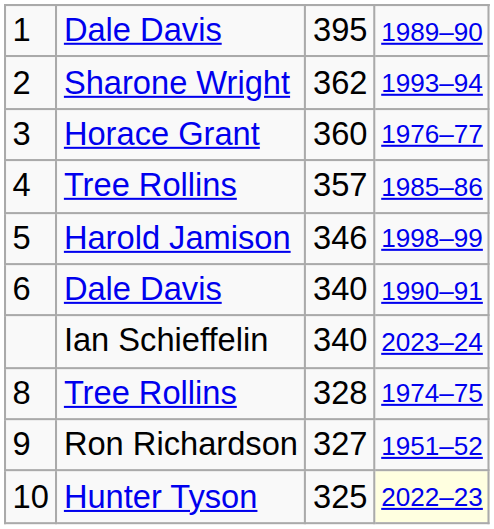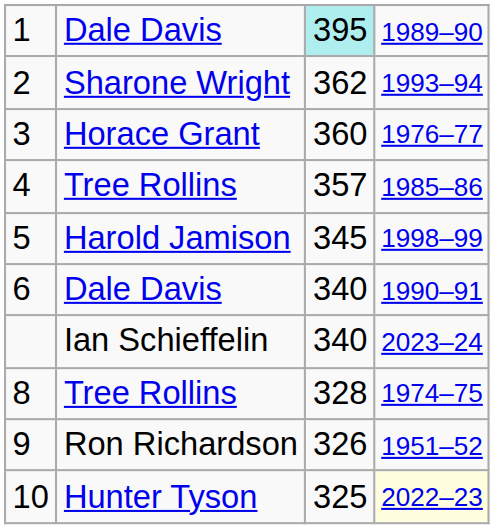(340, 30) no background -> (340, 30) paleturquoise background
(340, 237) 346 -> (340, 237) 345
(340, 444) 327 -> (340, 444) 326
